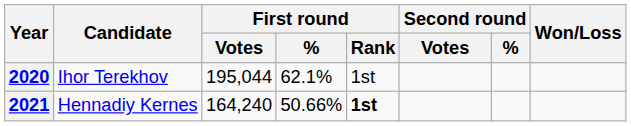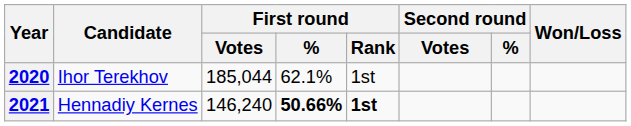(239, 76) 195,044 -> (239, 76) 185,044
(239, 105) 164,240 -> (239, 105) 146,240
(311, 105) normal -> (311, 105) bold
